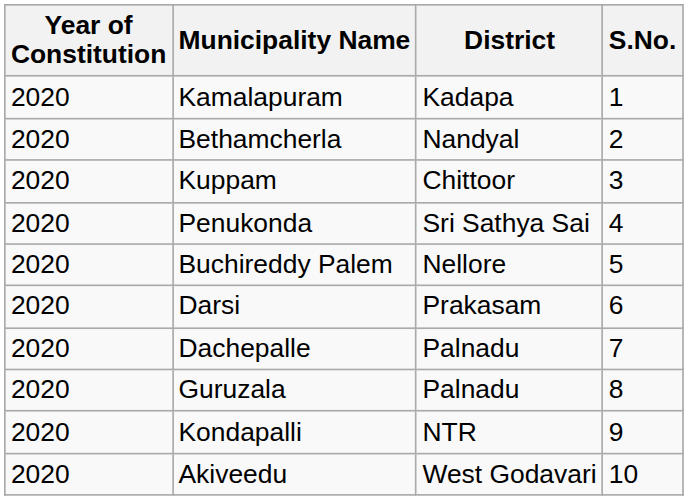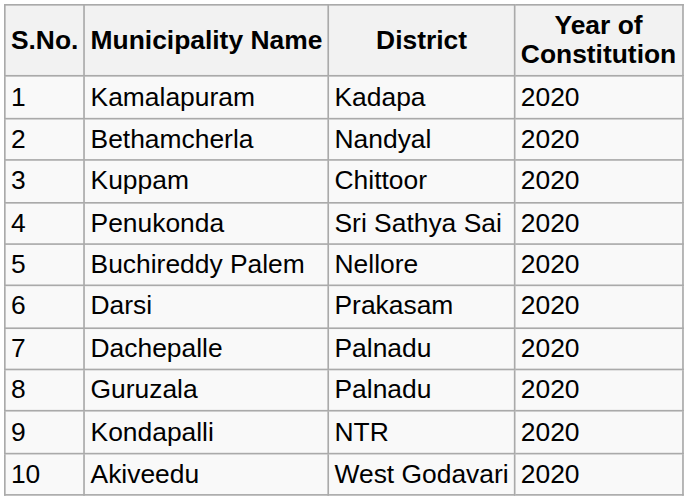columns swapped: (643, 40) <-> (89, 40)
